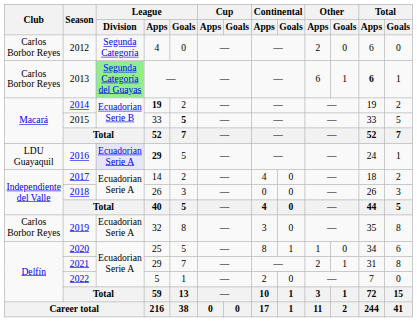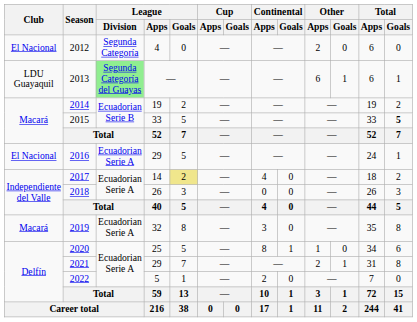(34, 47) Carlos Borbor Reyes -> (34, 47) El Nacional
(34, 79) Carlos Borbor Reyes -> (34, 79) LDU Guayaquil
(372, 79) bold -> (372, 79) normal
(157, 105) bold -> (157, 105) normal
(184, 120) bold -> (184, 120) normal
(398, 120) normal -> (398, 120) bold
(34, 156) LDU Guayaquil -> (34, 156) El Nacional
(120, 156) lavender background -> (120, 156) no background
(157, 156) bold -> (157, 156) normal
(184, 177) no background -> (184, 177) khaki background
(34, 228) Carlos Borbor Reyes -> (34, 228) Macará
